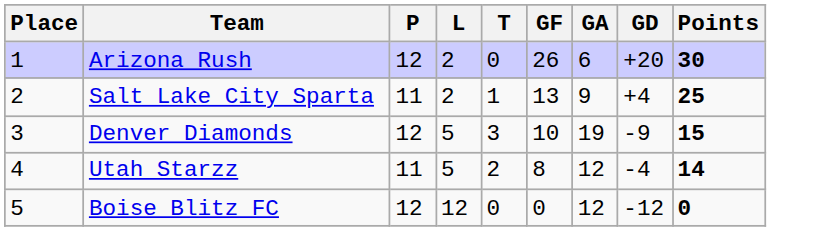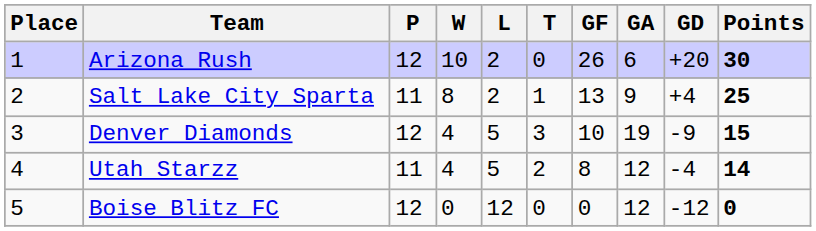+ column: (458, 23)
